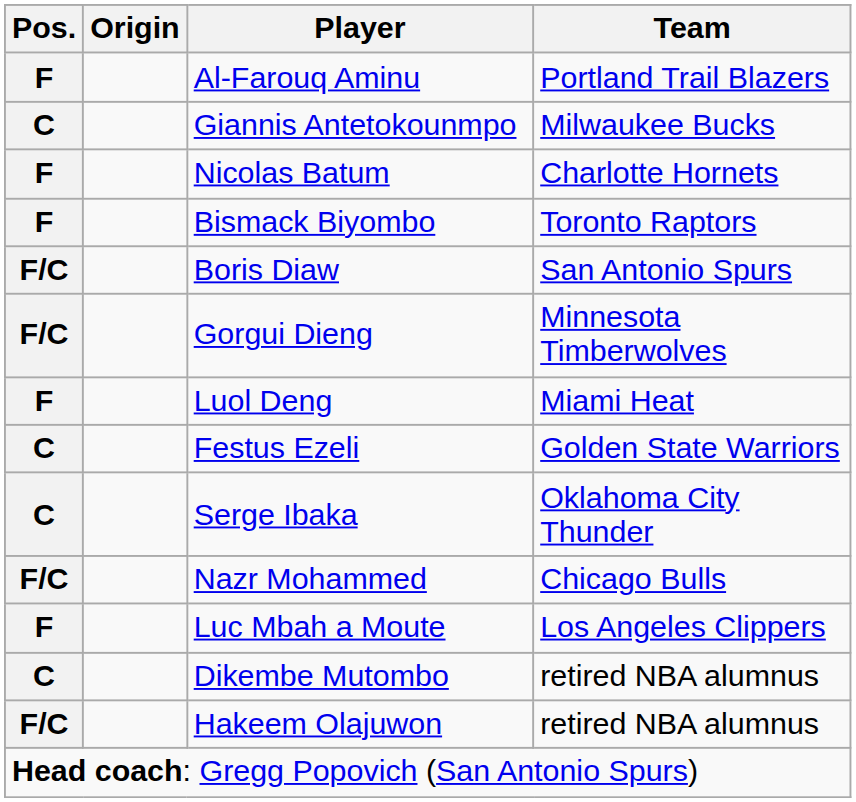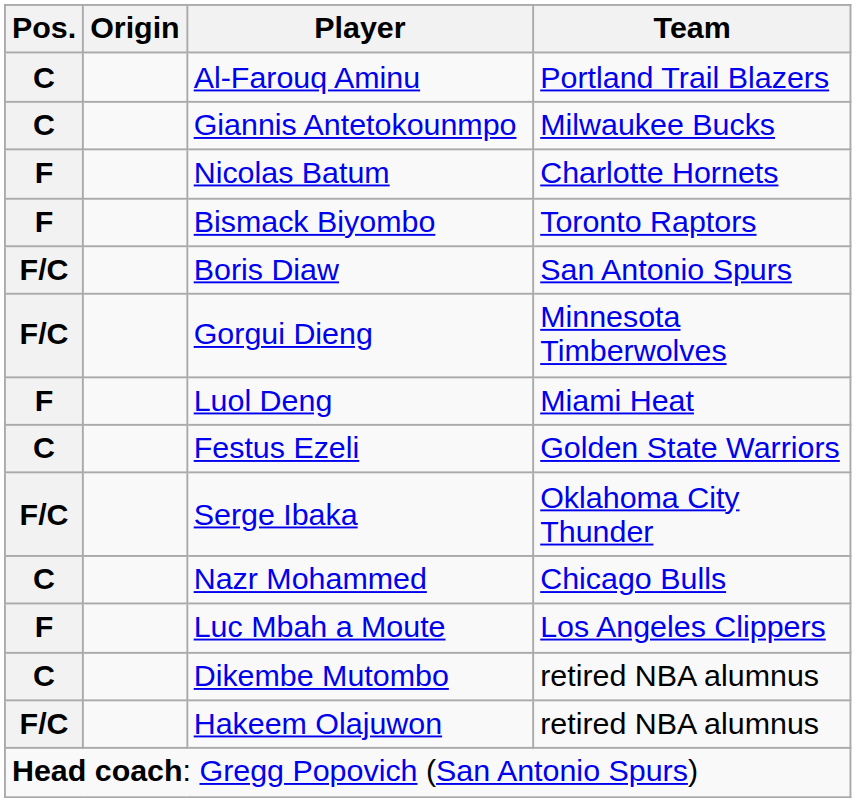(44, 76) F -> (44, 76) C
(44, 513) C -> (44, 513) F/C
(44, 579) F/C -> (44, 579) C
